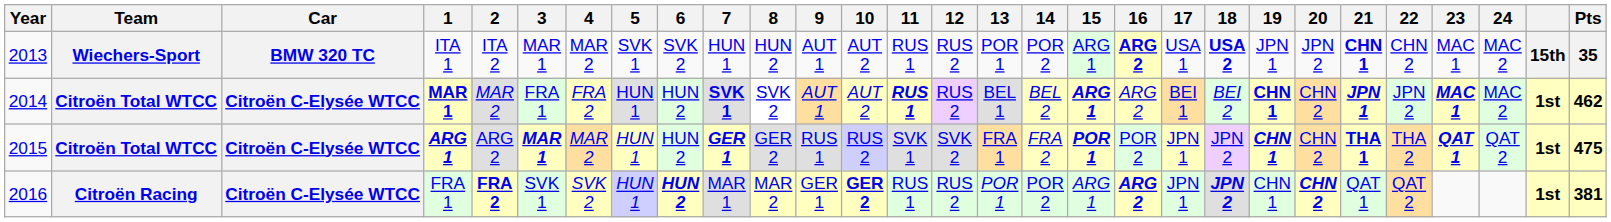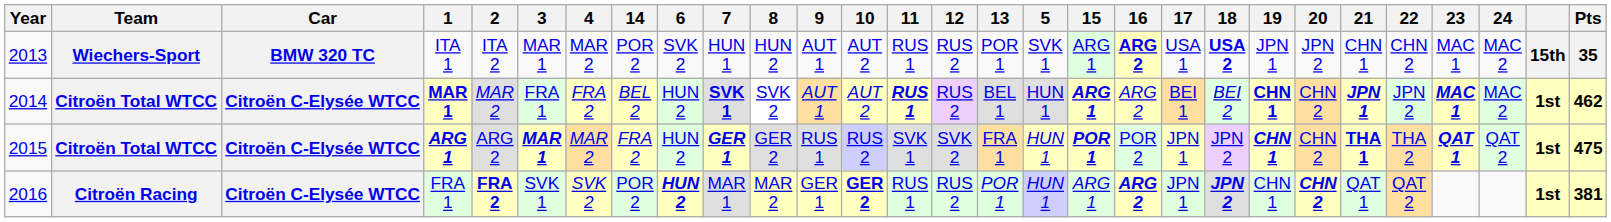columns swapped: (635, 18) <-> (1045, 18)
(1363, 55) bold -> (1363, 55) normal
